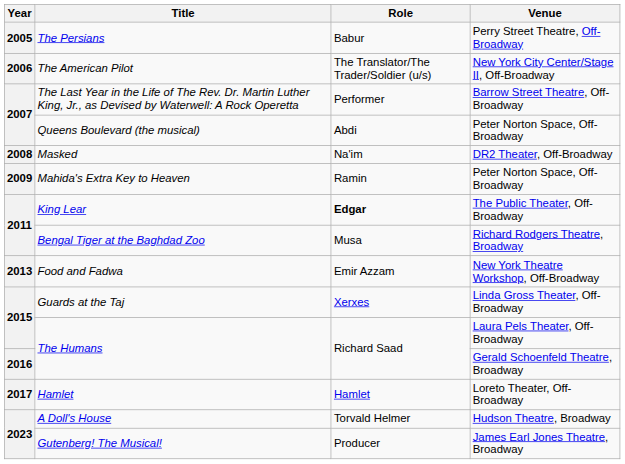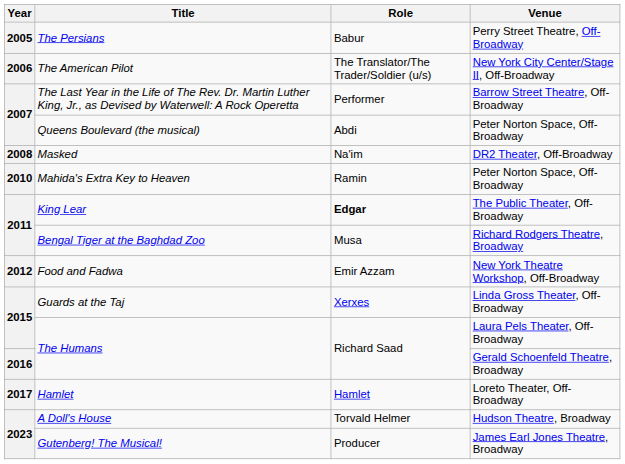(20, 179) 2009 -> (20, 179) 2010
(20, 271) 2013 -> (20, 271) 2012
